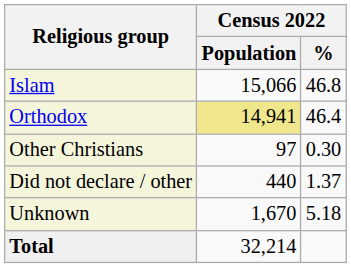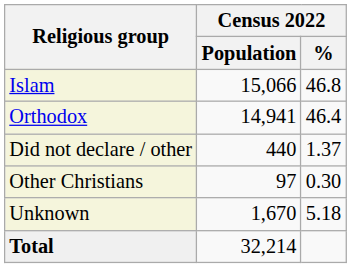(268, 117) khaki background -> (268, 117) no background
rows swapped: (76, 149) <-> (101, 181)
